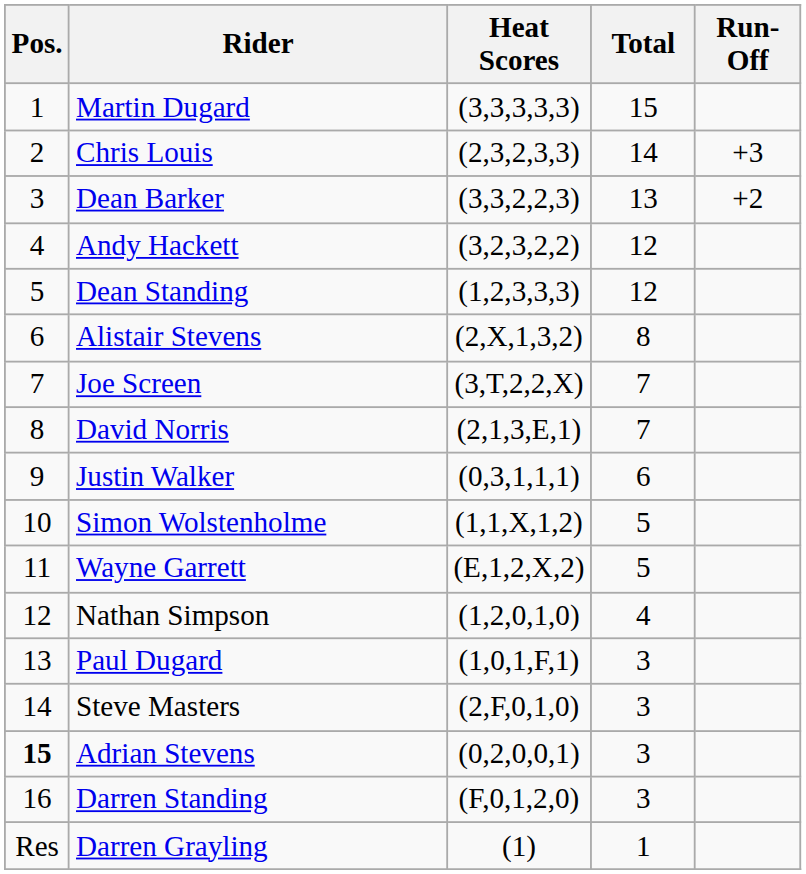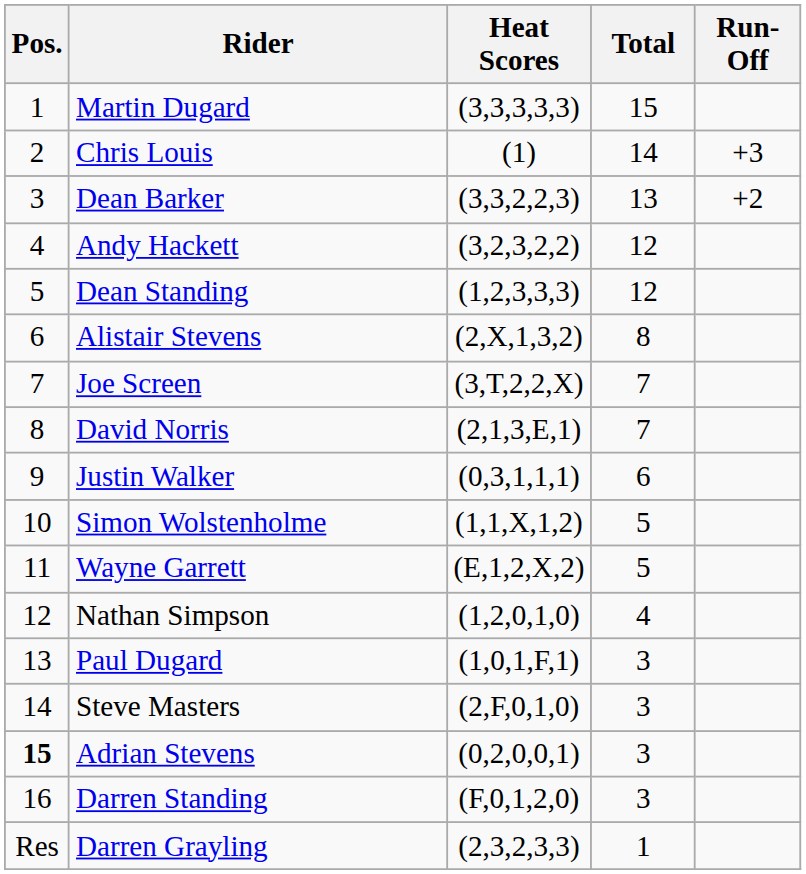(519, 152) (2,3,2,3,3) -> (519, 152) (1)
(519, 845) (1) -> (519, 845) (2,3,2,3,3)
